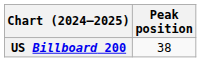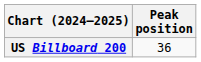(164, 47) 38 -> (164, 47) 36
